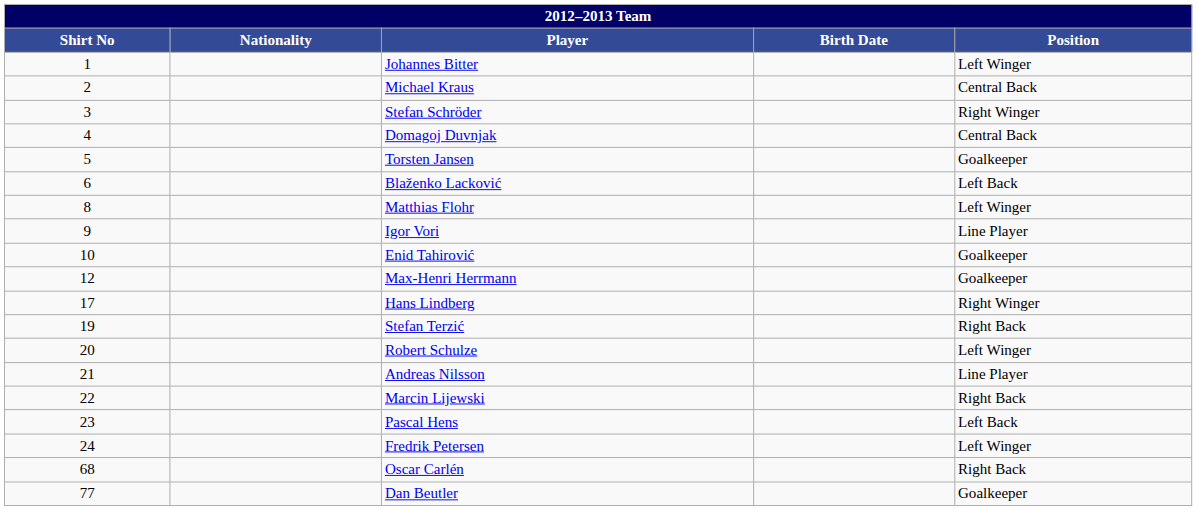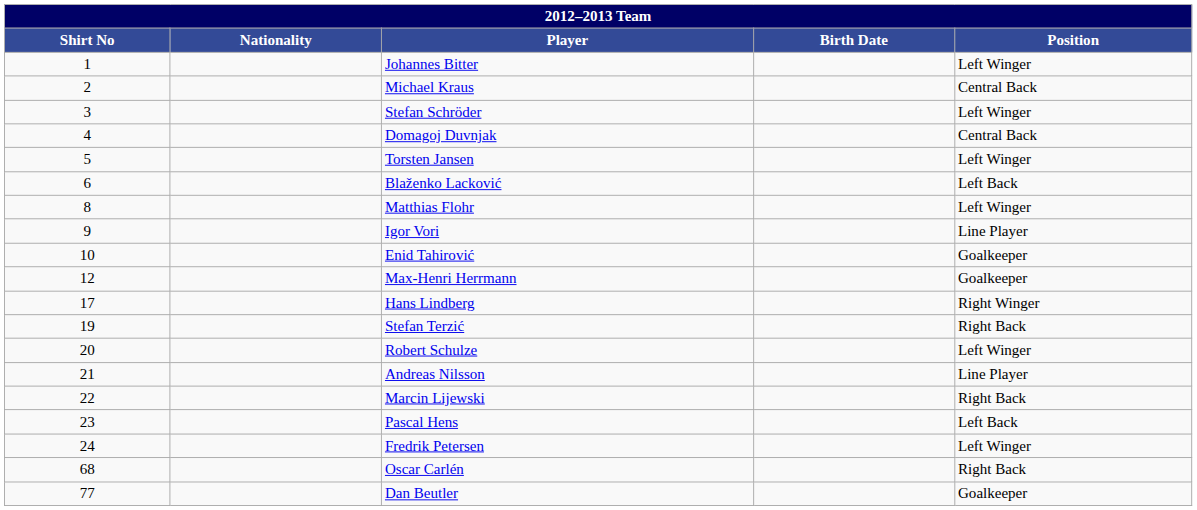(999, 111) Right Winger -> (995, 111) Left Winger
(993, 159) Goalkeeper -> (995, 159) Left Winger
